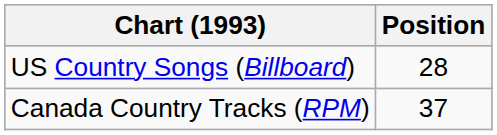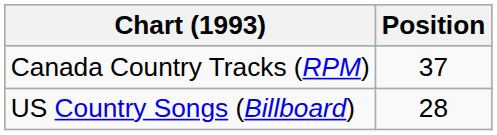rows swapped: (190, 108) <-> (183, 66)
